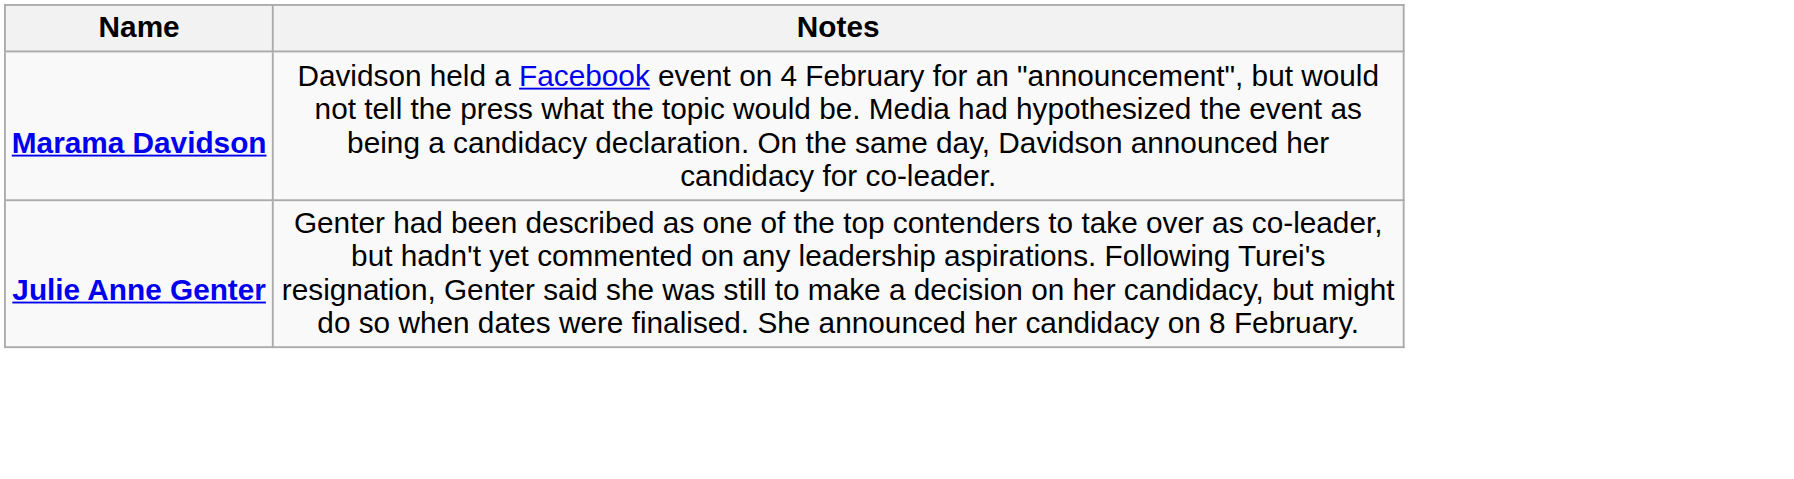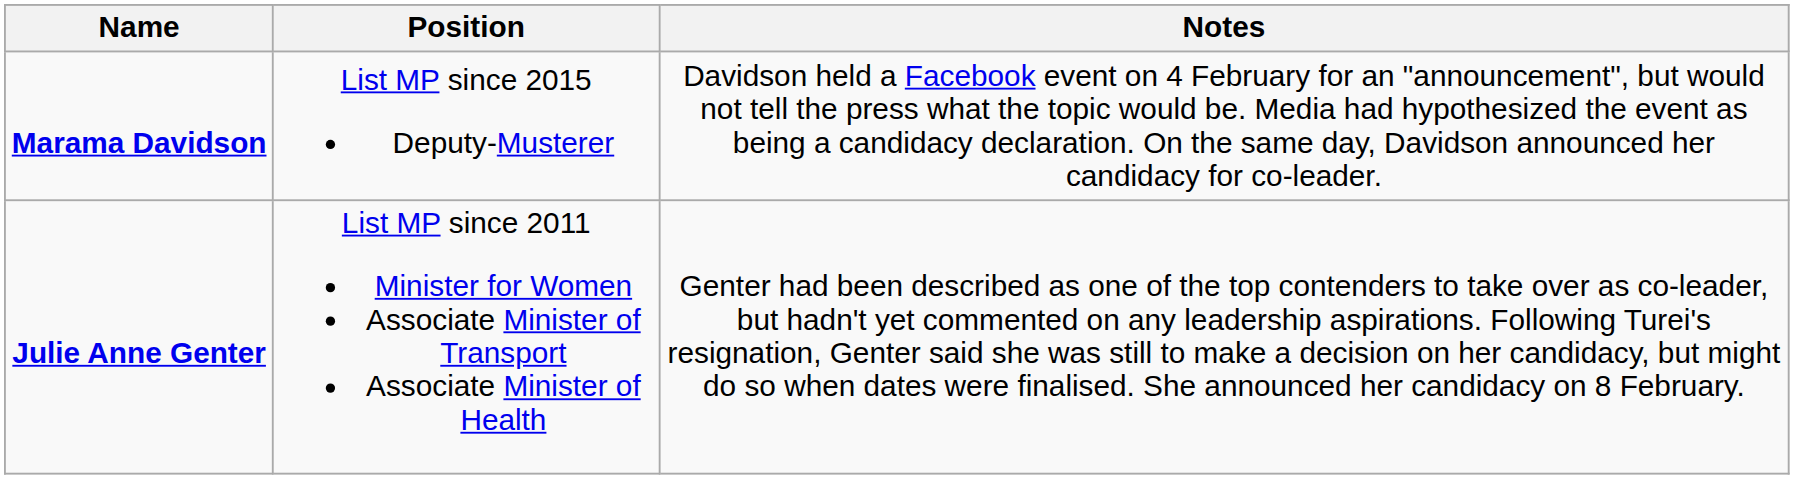+ column: (466, 28)
